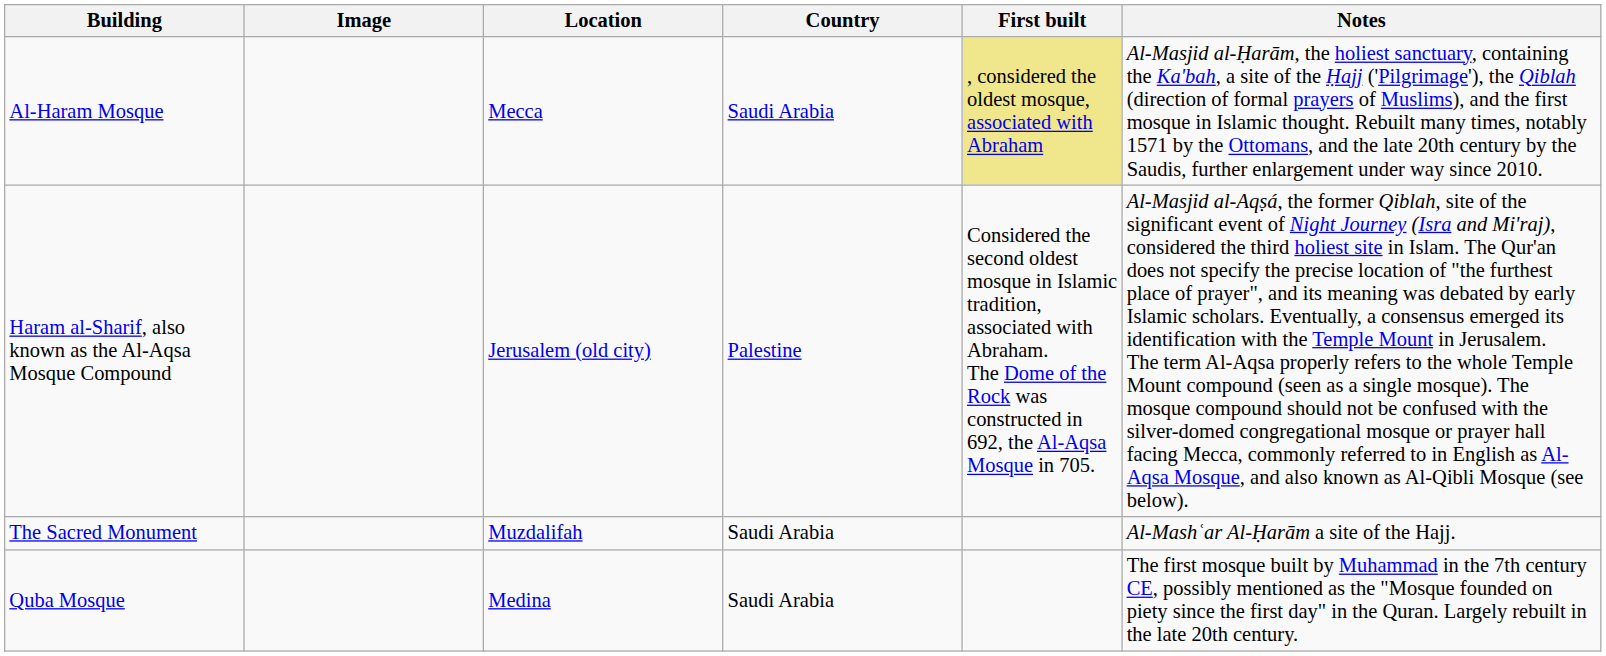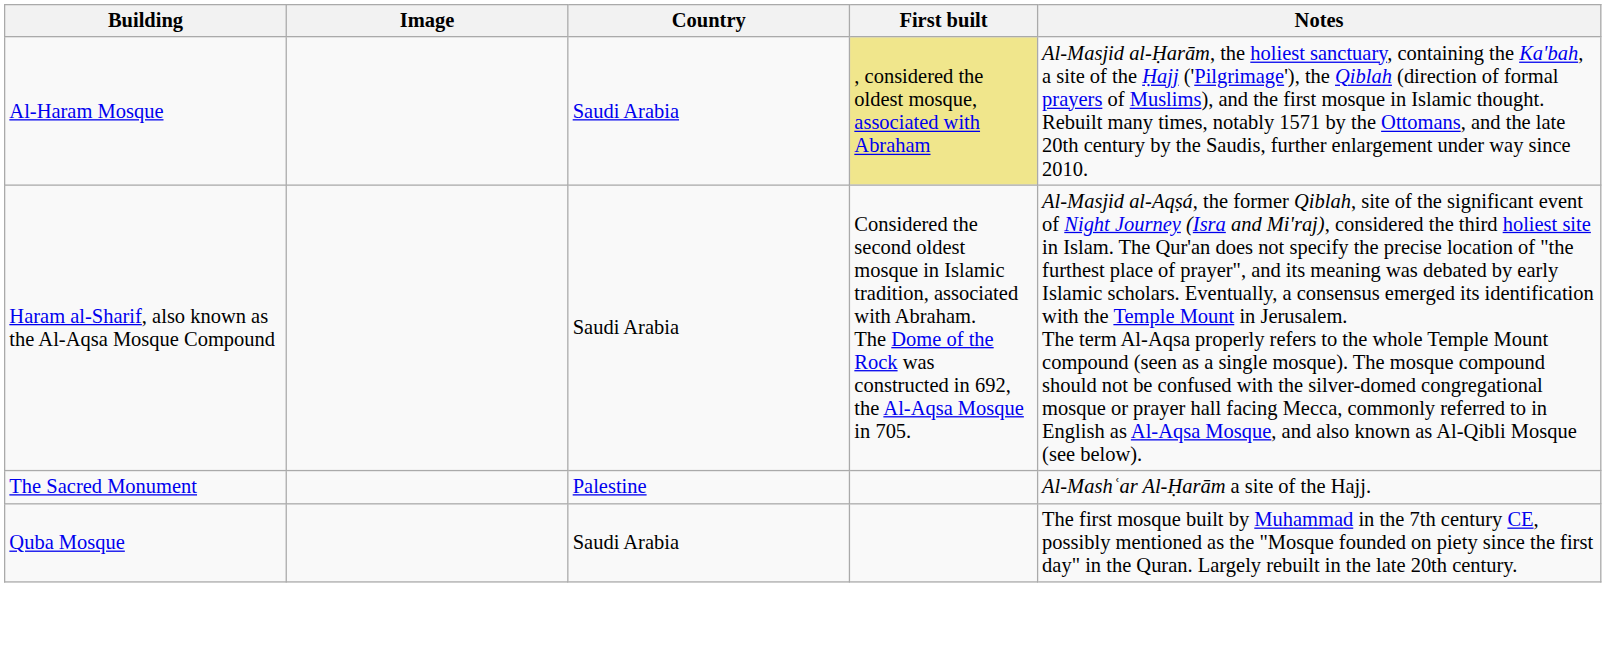- column: (603, 20)
(765, 350) Palestine -> (626, 327) Saudi Arabia
(781, 532) Saudi Arabia -> (610, 486) Palestine
